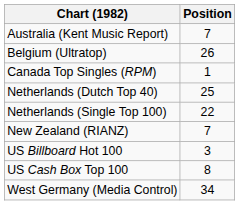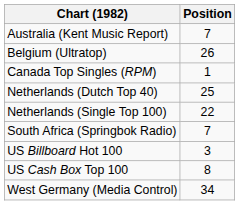- row: (68, 131)
+ row: (92, 131)
